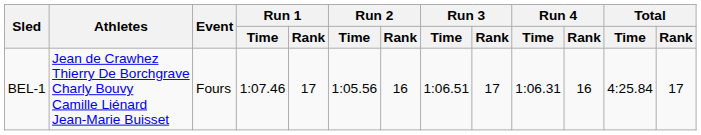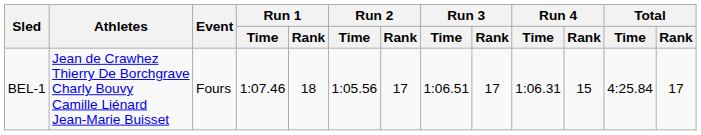(308, 89) 17 -> (308, 89) 18
(400, 89) 16 -> (400, 89) 17
(584, 89) 16 -> (584, 89) 15
